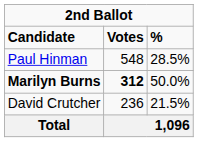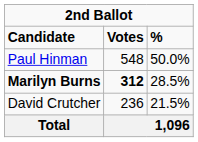(170, 59) 28.5% -> (170, 59) 50.0%
(170, 81) 50.0% -> (170, 81) 28.5%
